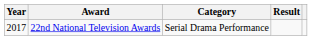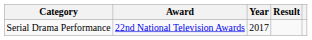columns swapped: (16, 12) <-> (217, 12)
